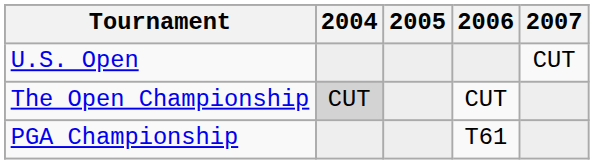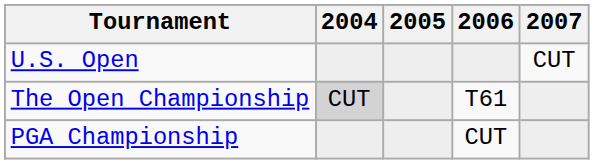(486, 101) CUT -> (486, 101) T61
(486, 139) T61 -> (486, 139) CUT
